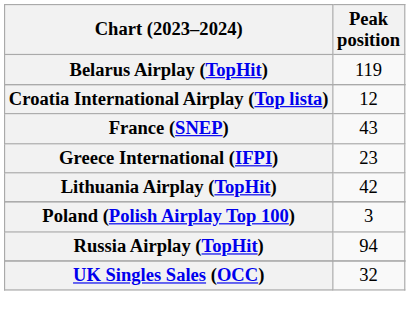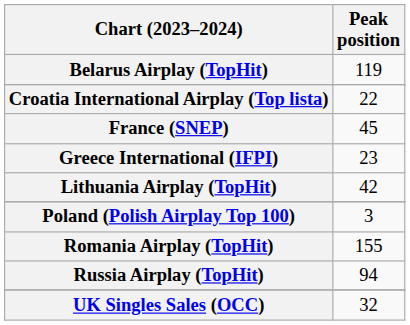(369, 98) 12 -> (369, 98) 22
(369, 128) 43 -> (369, 128) 45
+ row: (169, 246)
